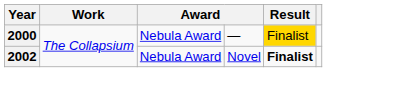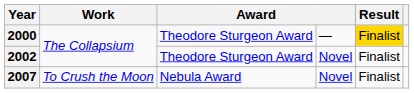(181, 35) Nebula Award -> (236, 35) Theodore Sturgeon Award
(181, 56) Nebula Award -> (236, 56) Theodore Sturgeon Award
(290, 56) bold -> (379, 56) normal
+ row: (22, 77)
